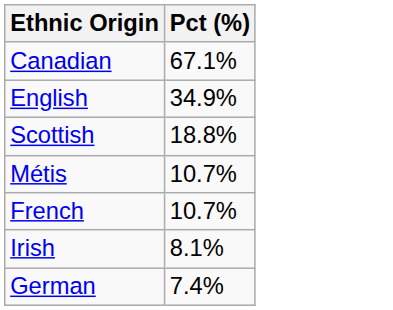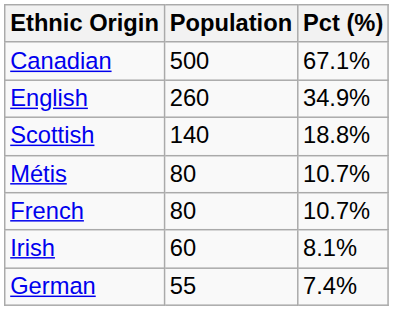+ column: (231, 23)
